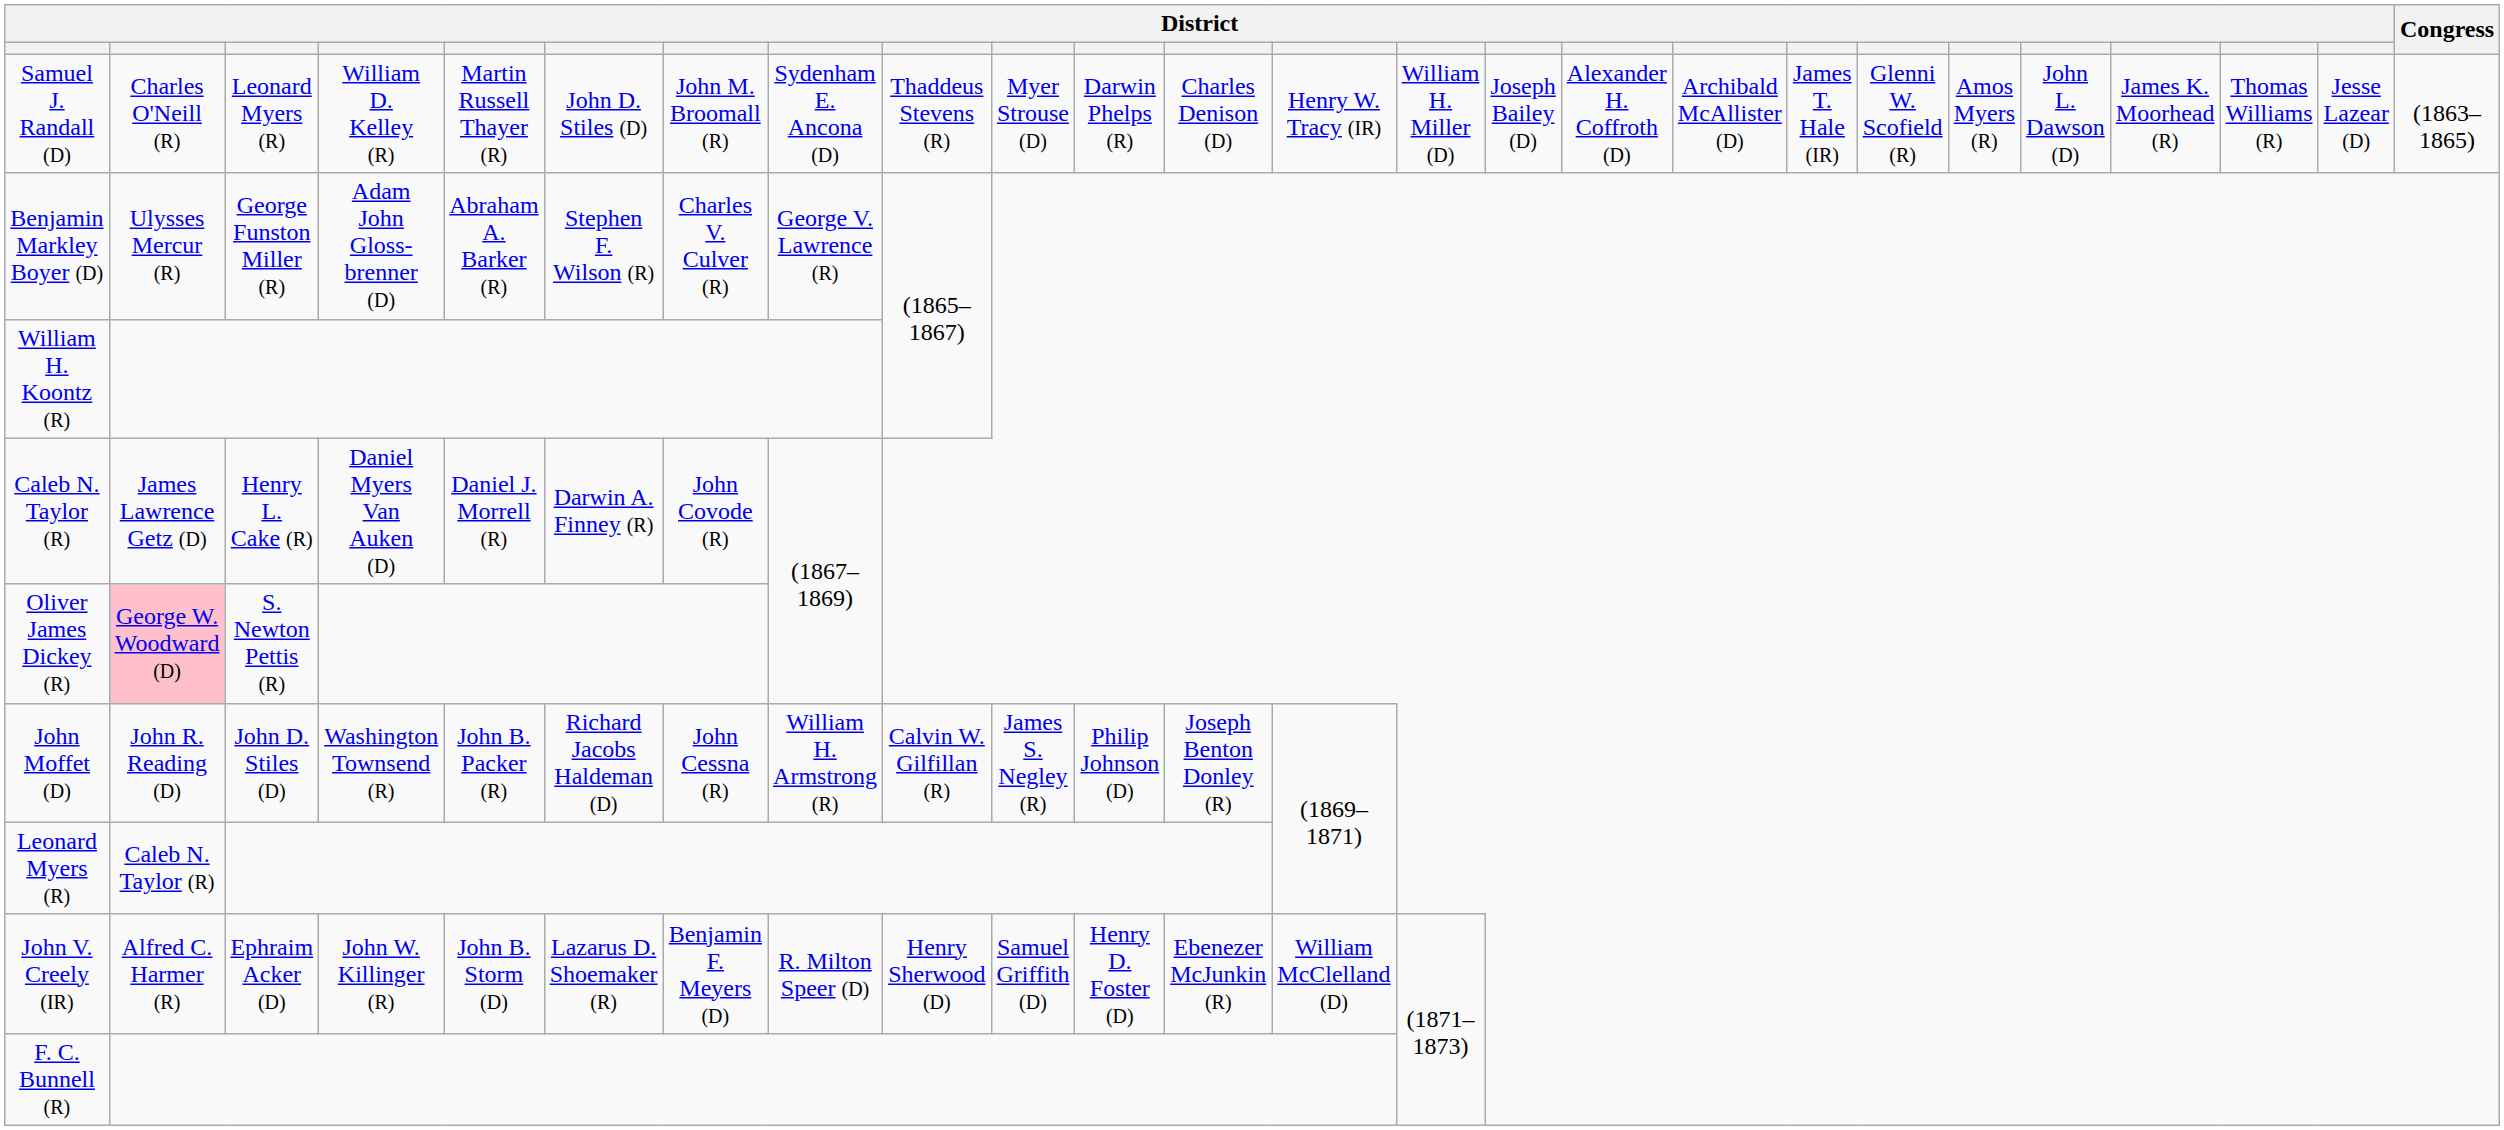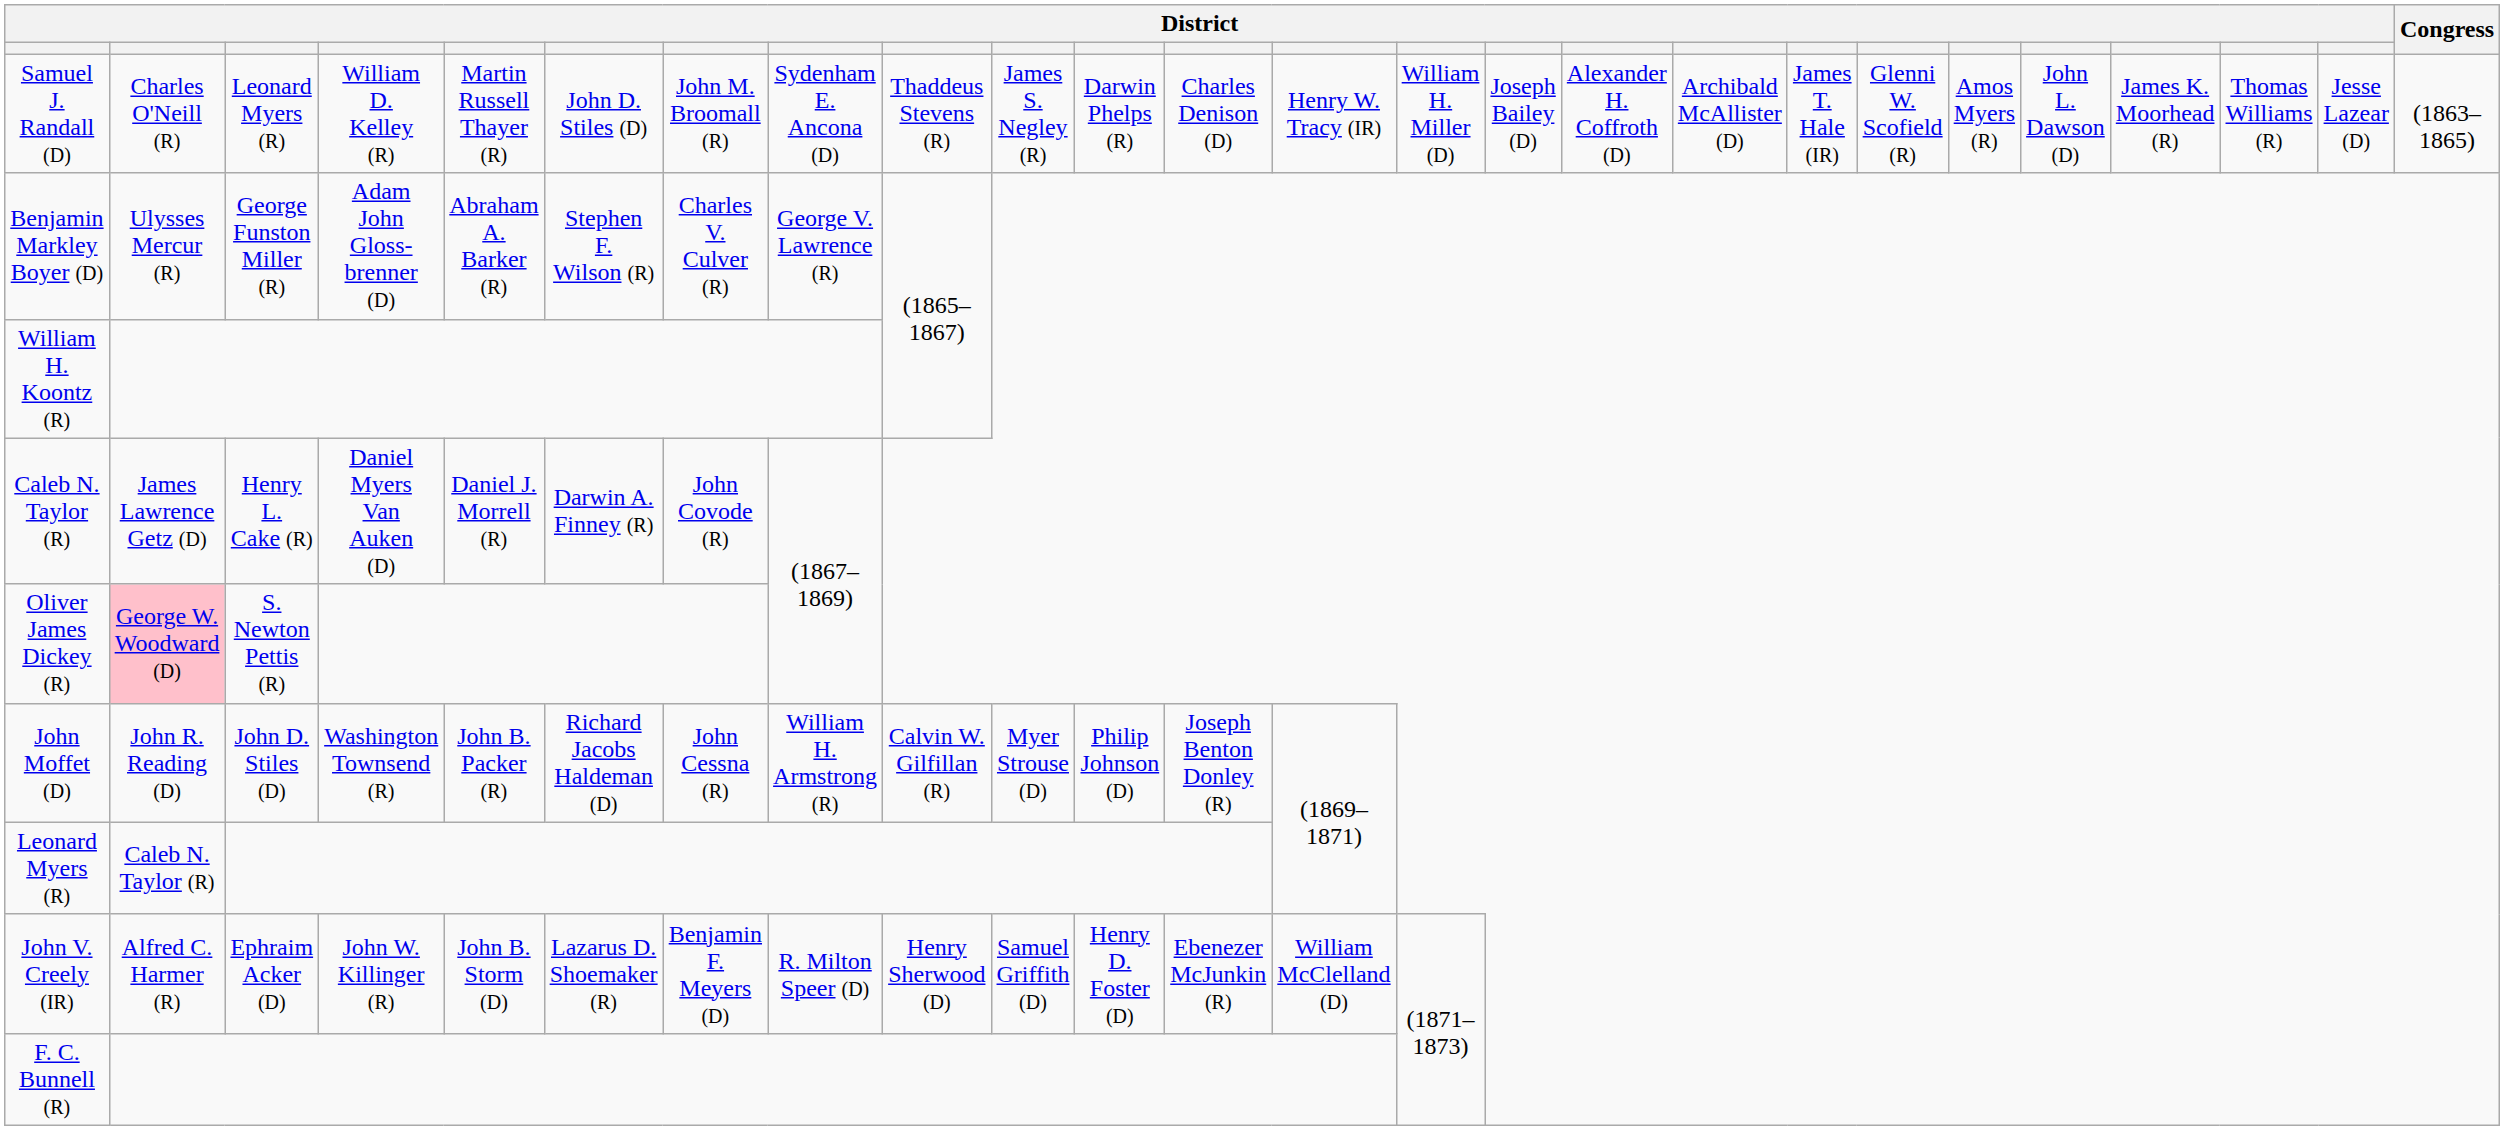(1033, 113) Myer Strouse (D) -> (1033, 113) James S. Negley (R)
(1033, 762) James S. Negley (R) -> (1033, 762) Myer Strouse (D)
